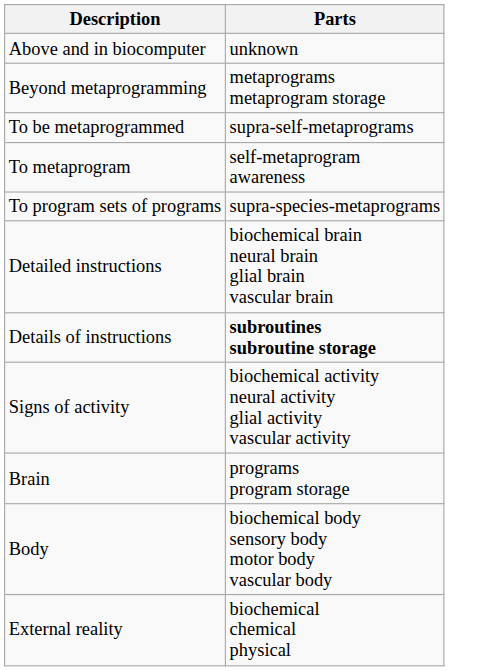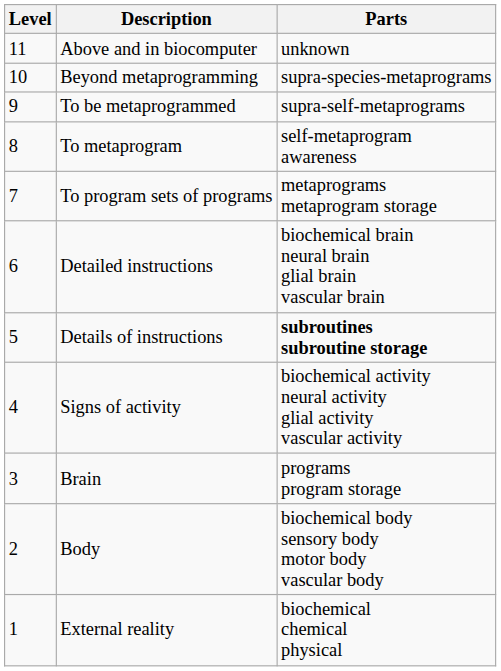+ column: (30, 19)
(308, 87) metaprograms metaprogram storage -> (386, 77) supra-species-metaprograms
(335, 206) supra-species-metaprograms -> (359, 196) metaprograms metaprogram storage
